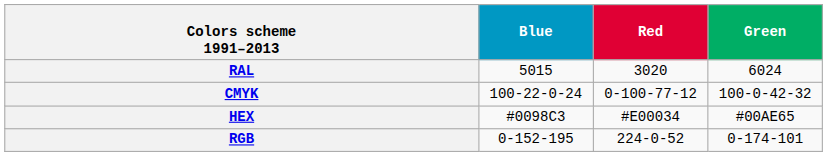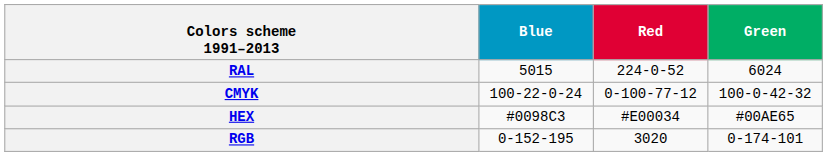(651, 71) 3020 -> (651, 71) 224-0-52
(651, 140) 224-0-52 -> (651, 140) 3020
